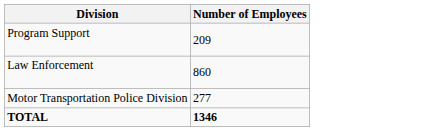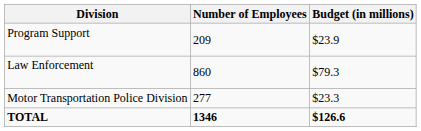+ column: (363, 14)
